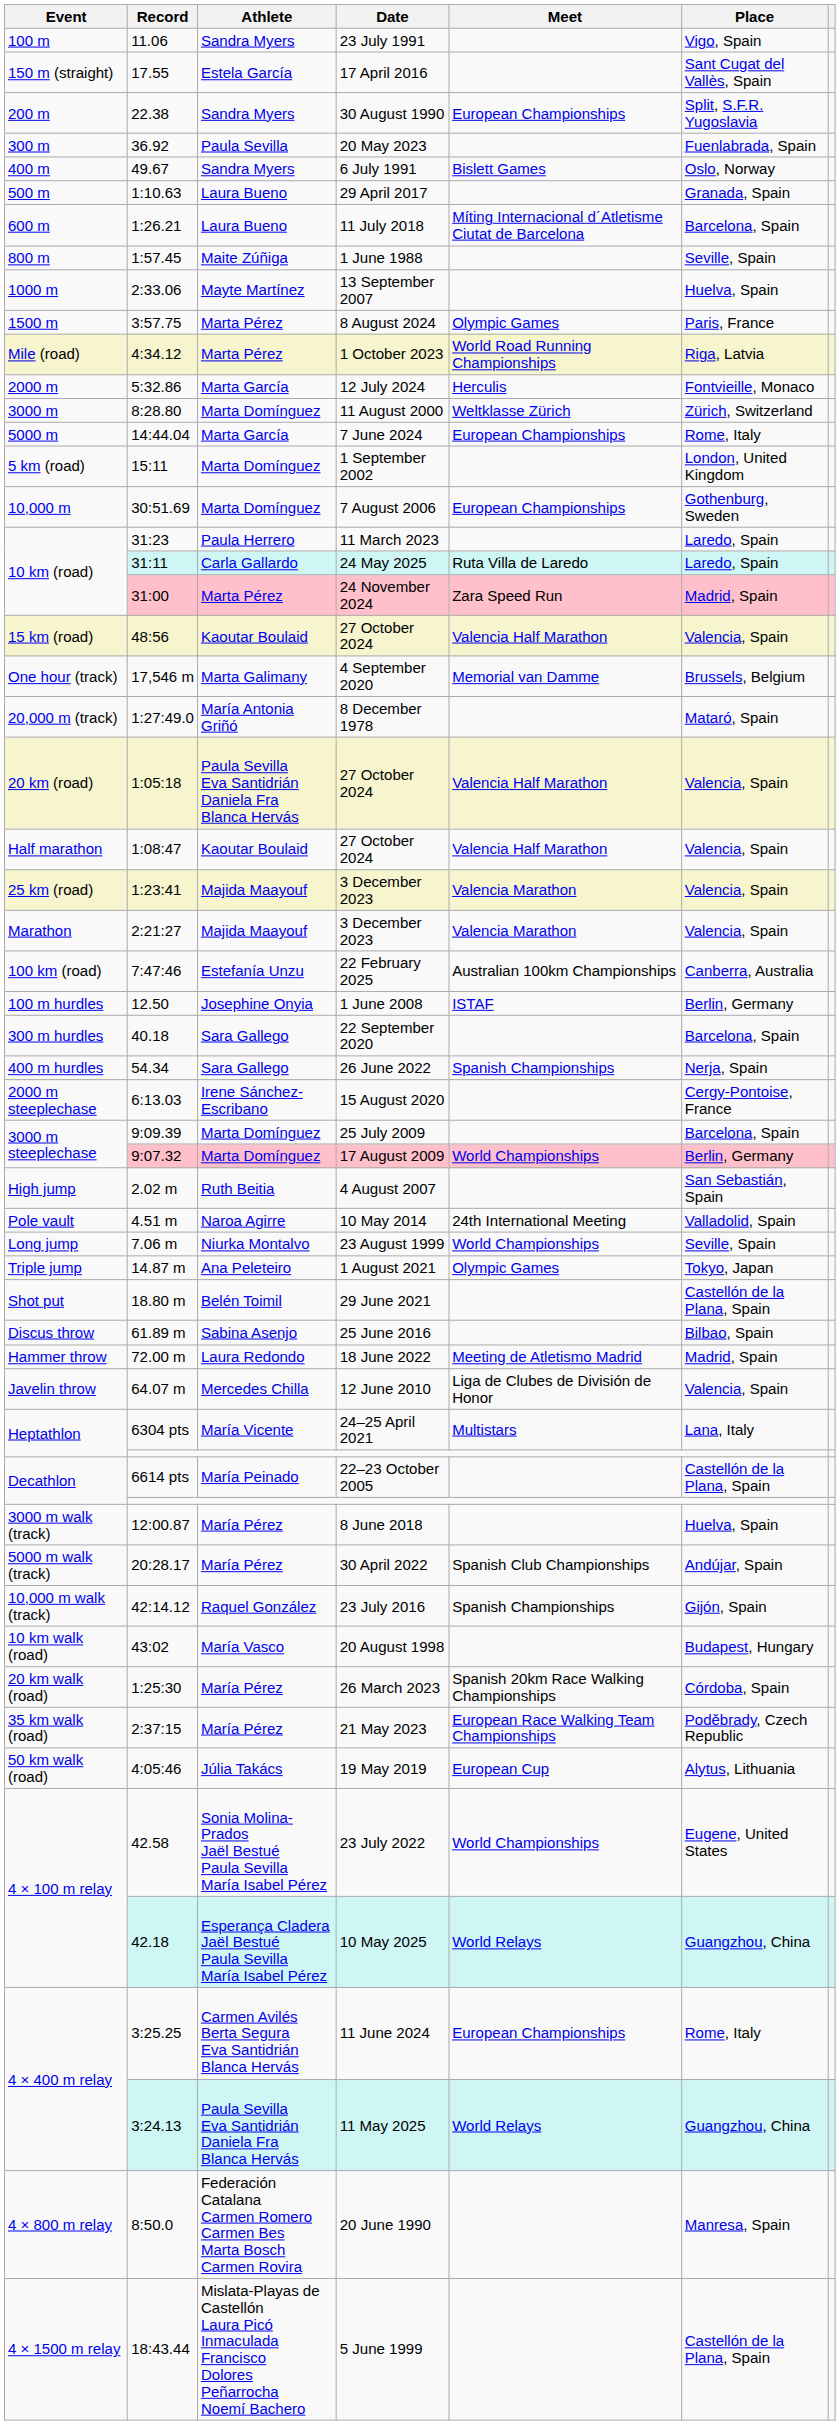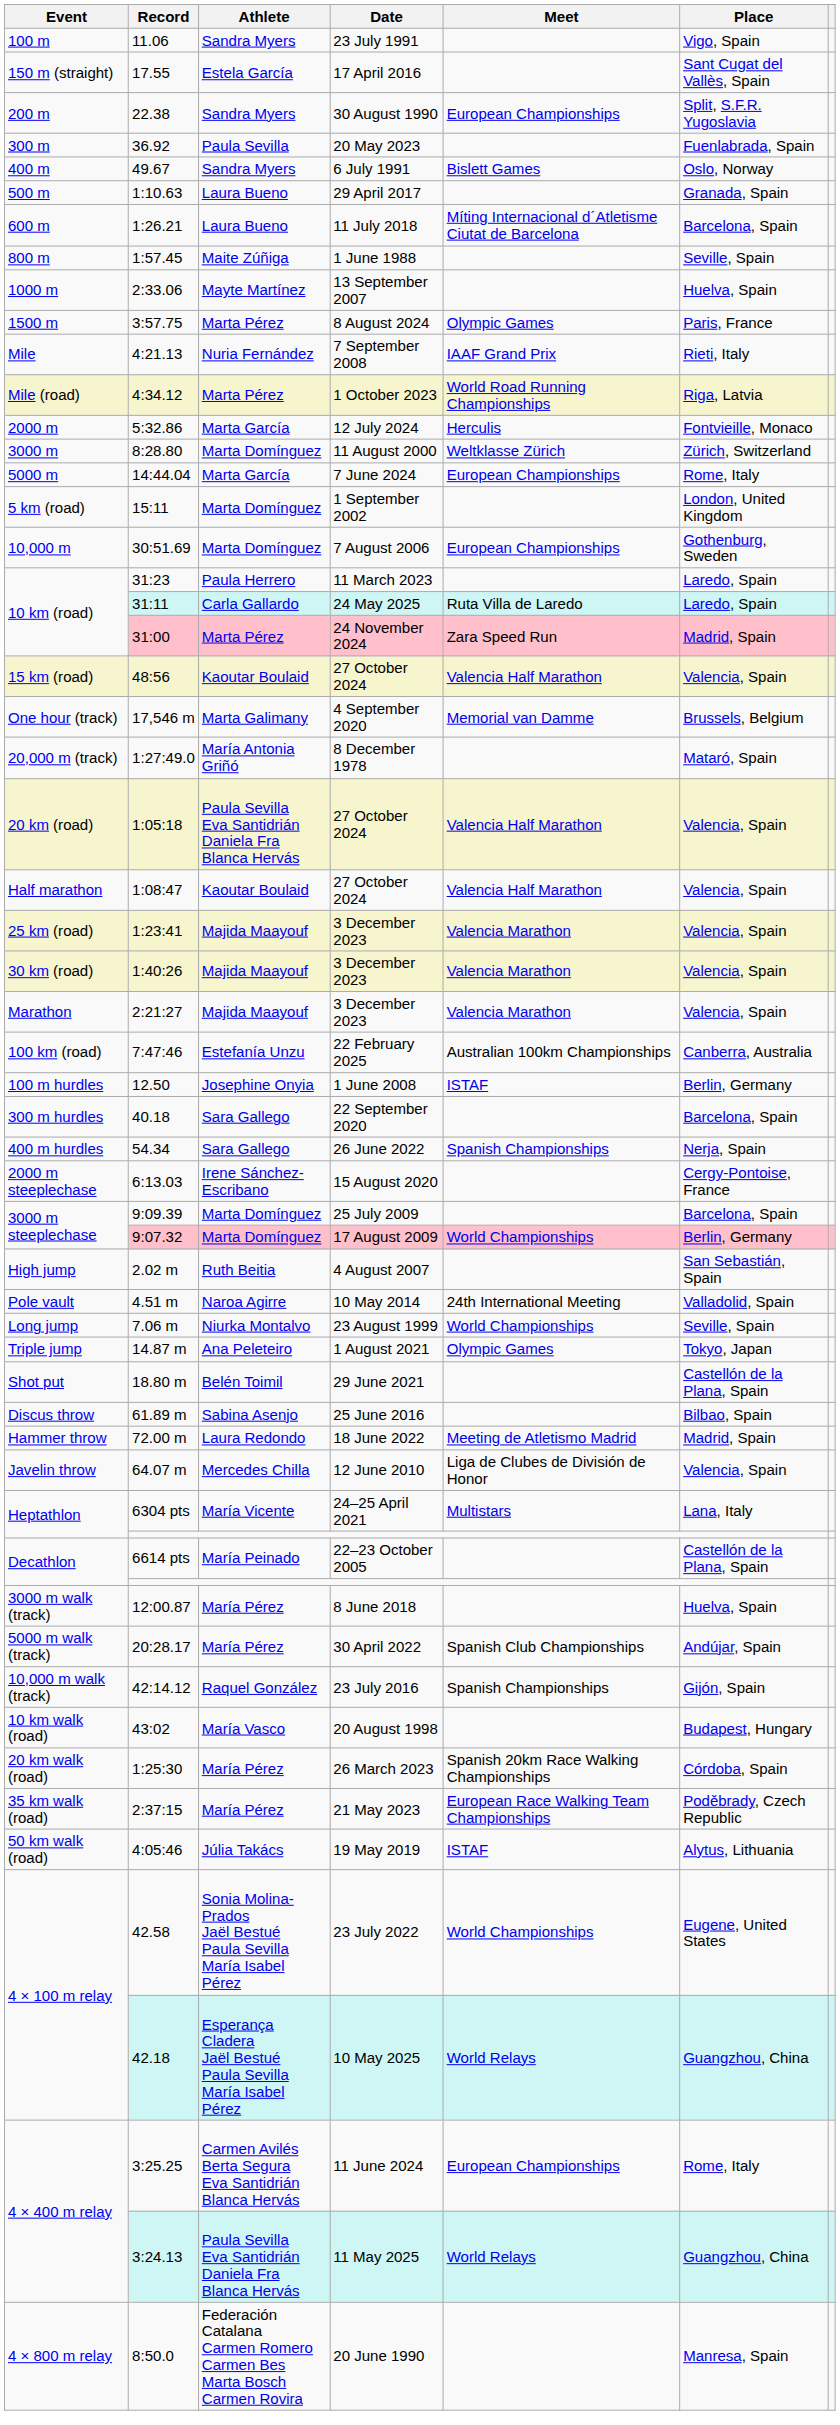+ row: (22, 354)
+ row: (51, 971)
(501, 1769) European Cup -> (467, 1850) ISTAF
- row: (64, 2349)
